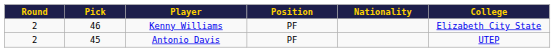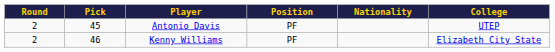rows swapped: (186, 40) <-> (186, 26)
